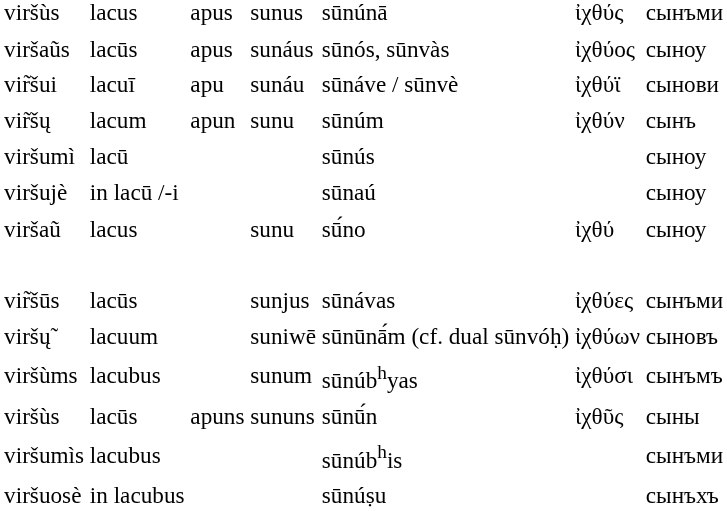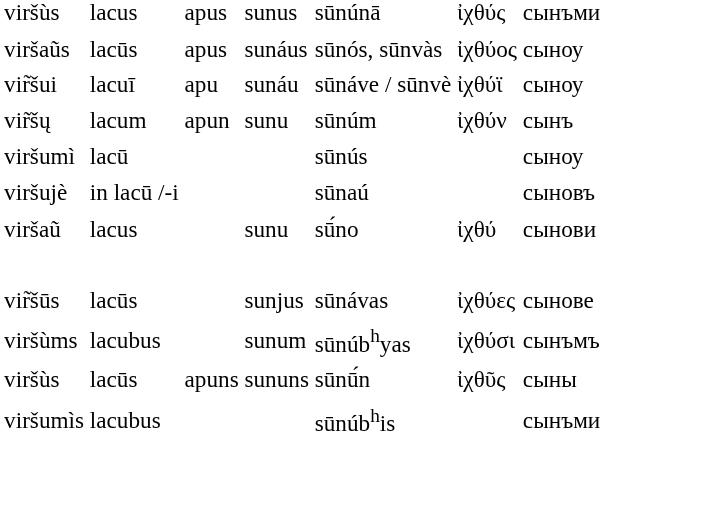(682, 84) сынови -> (553, 84) сыноу
(676, 192) сыноу -> (559, 192) сыновъ
(676, 228) сыноу -> (559, 228) сынови
(684, 300) сынъми -> (558, 300) сынове
- row: (27, 336)
- row: (43, 495)
